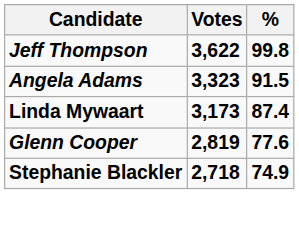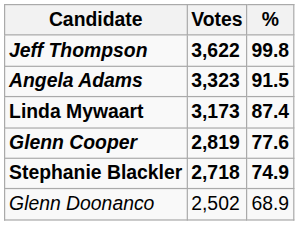+ row: (82, 204)
